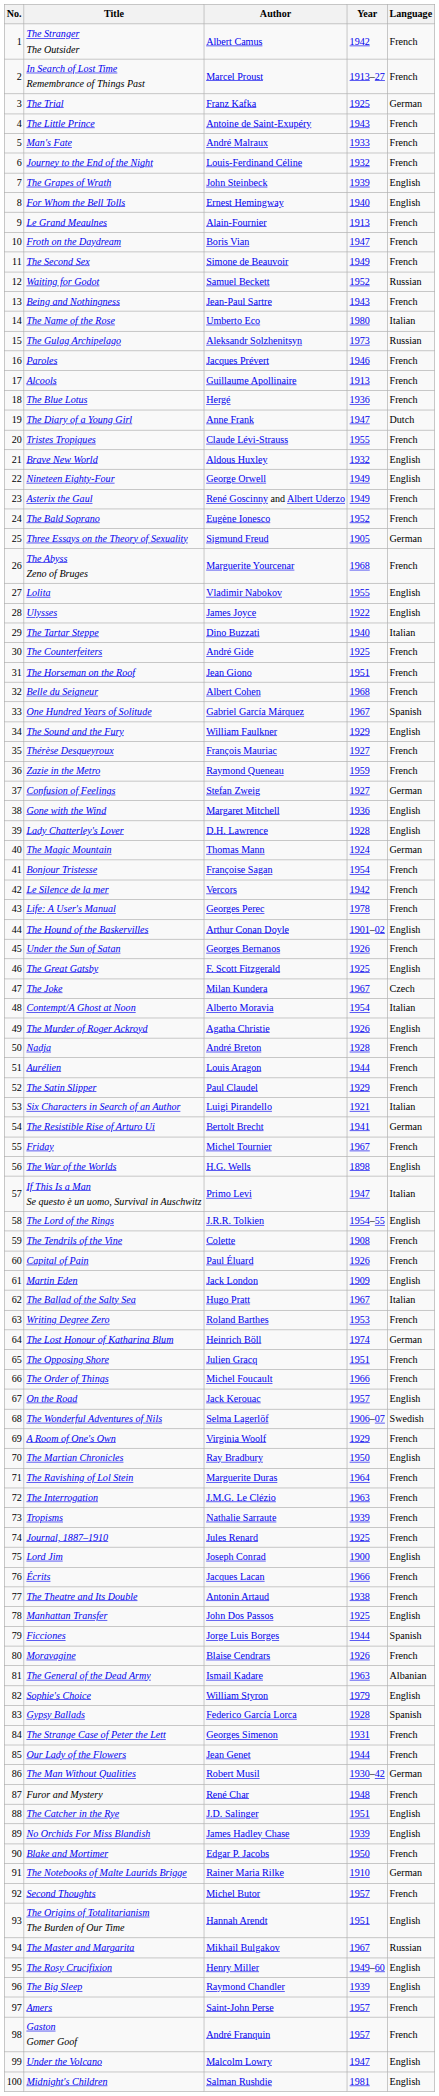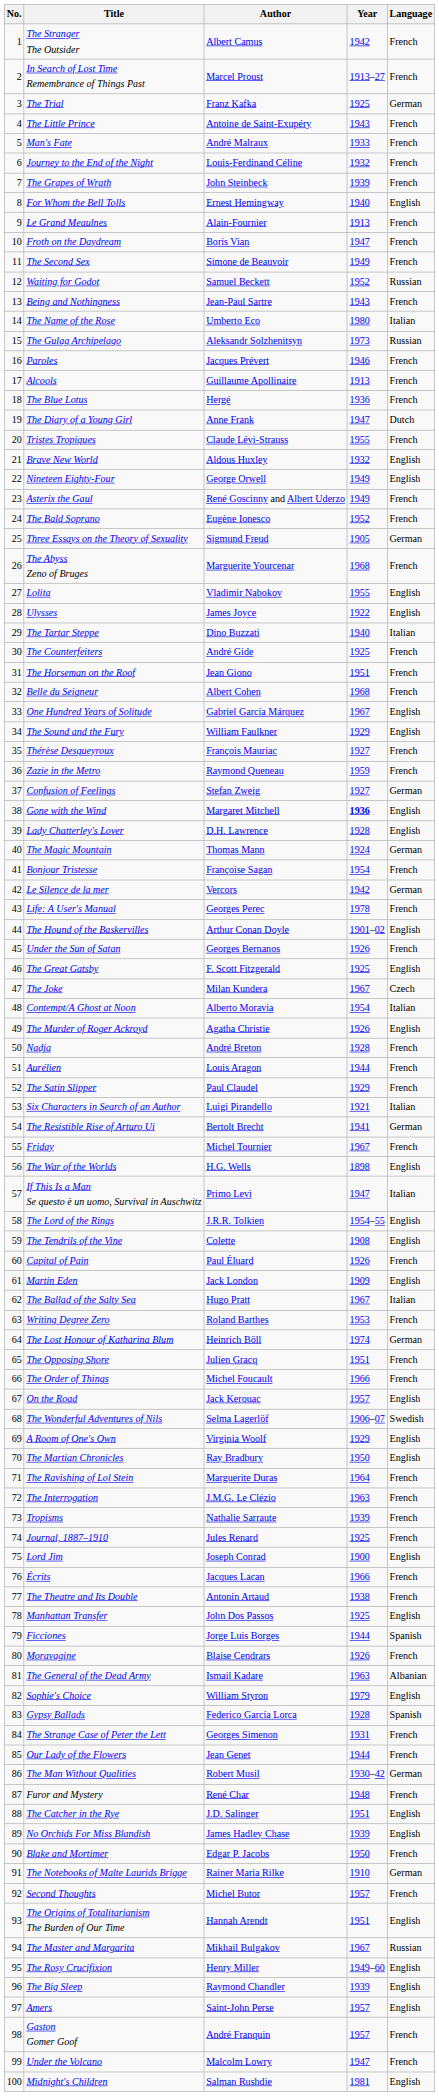(405, 182) English -> (404, 182) French
(406, 712) Spanish -> (405, 712) English
(360, 810) normal -> (360, 810) bold
(404, 889) French -> (406, 889) German
(404, 1241) French -> (405, 1241) English
(404, 1438) French -> (405, 1438) English
(404, 2007) French -> (405, 2007) English
(405, 2061) English -> (404, 2061) French
